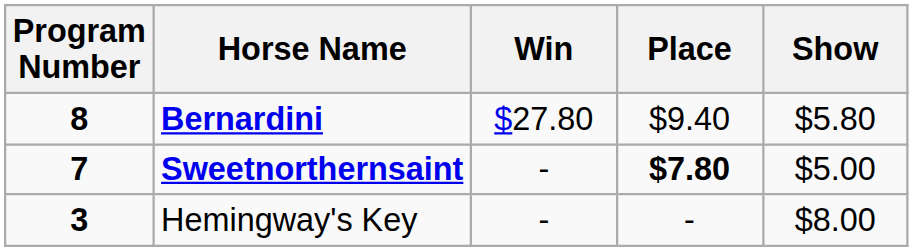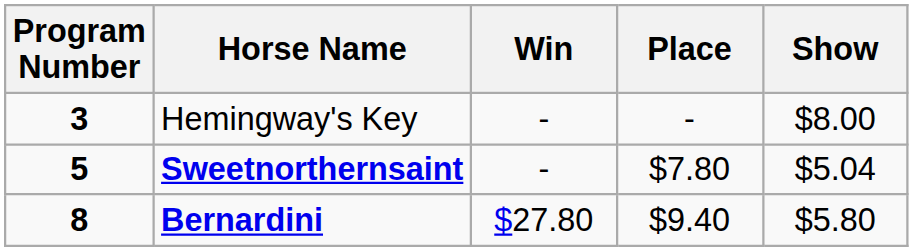rows swapped: (242, 118) <-> (289, 221)
(79, 169) 7 -> (79, 169) 5
(689, 169) bold -> (689, 169) normal
(835, 169) $5.00 -> (835, 169) $5.04
